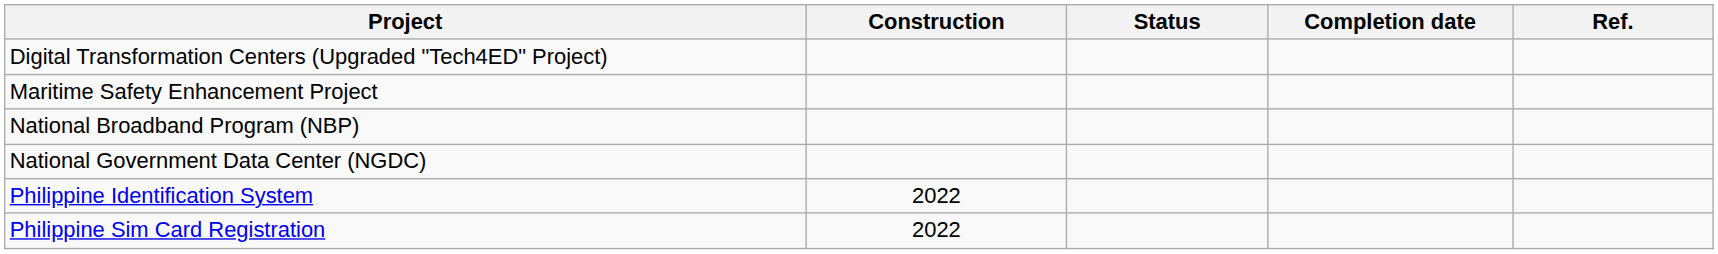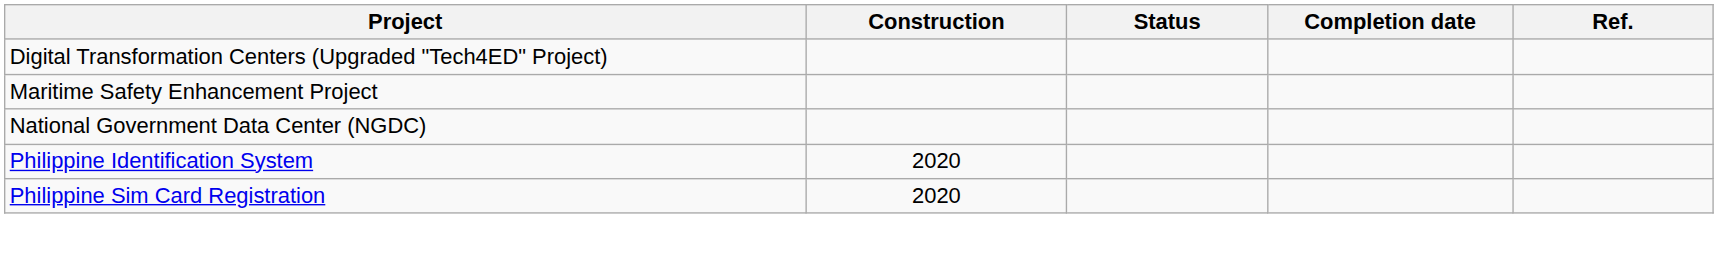- row: (185, 126)
(936, 195) 2022 -> (936, 160) 2020
(936, 230) 2022 -> (936, 195) 2020
